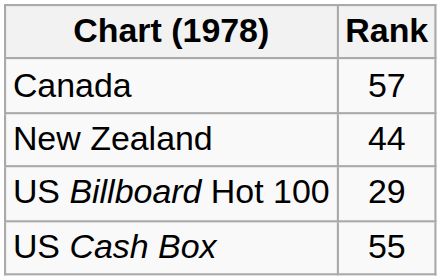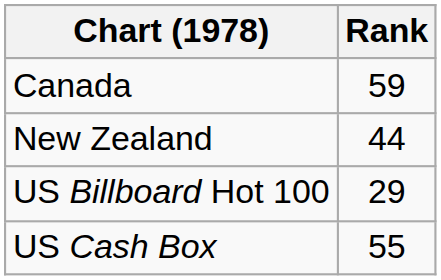(387, 85) 57 -> (387, 85) 59
